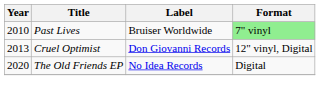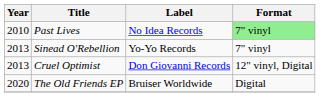(170, 30) Bruiser Worldwide -> (165, 30) No Idea Records
+ row: (77, 48)
(165, 65) No Idea Records -> (170, 83) Bruiser Worldwide
